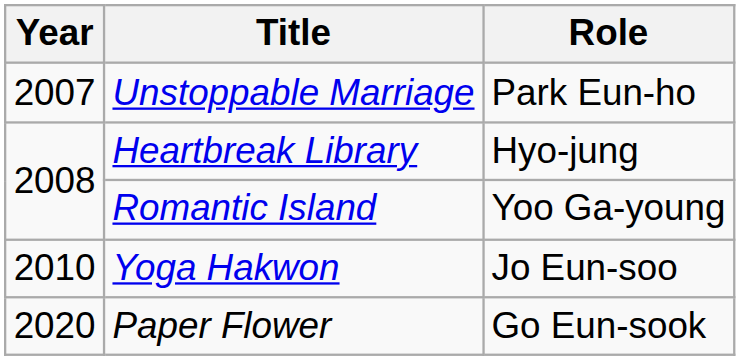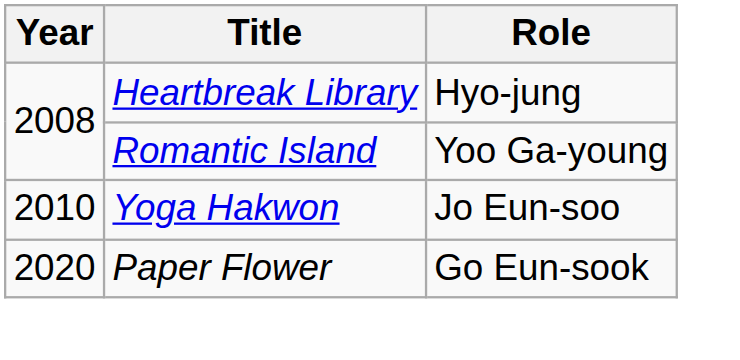- row: (293, 92)
